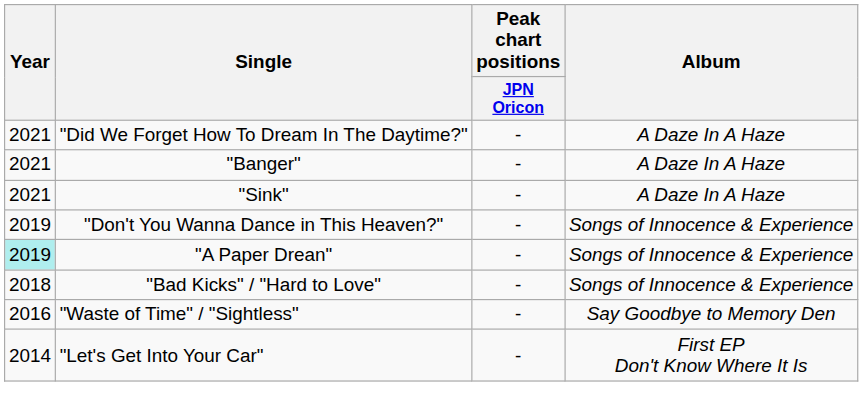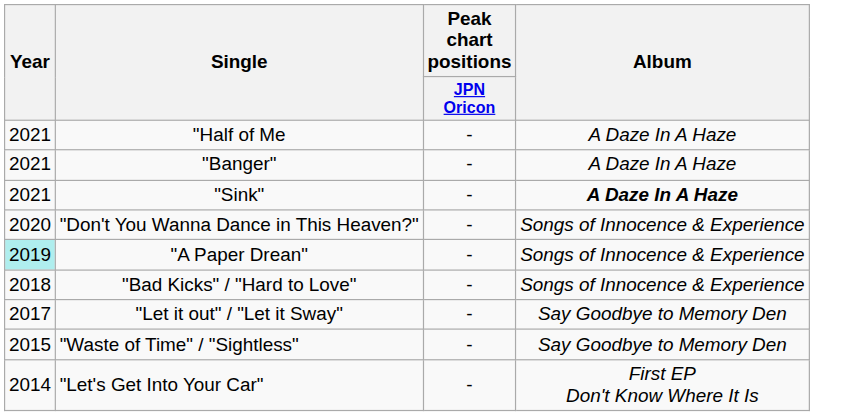+ row: (239, 134)
- row: (264, 134)
(711, 194) normal -> (662, 194) bold
(30, 224) 2019 -> (30, 224) 2020
+ row: (239, 314)
(30, 314) 2016 -> (30, 344) 2015
